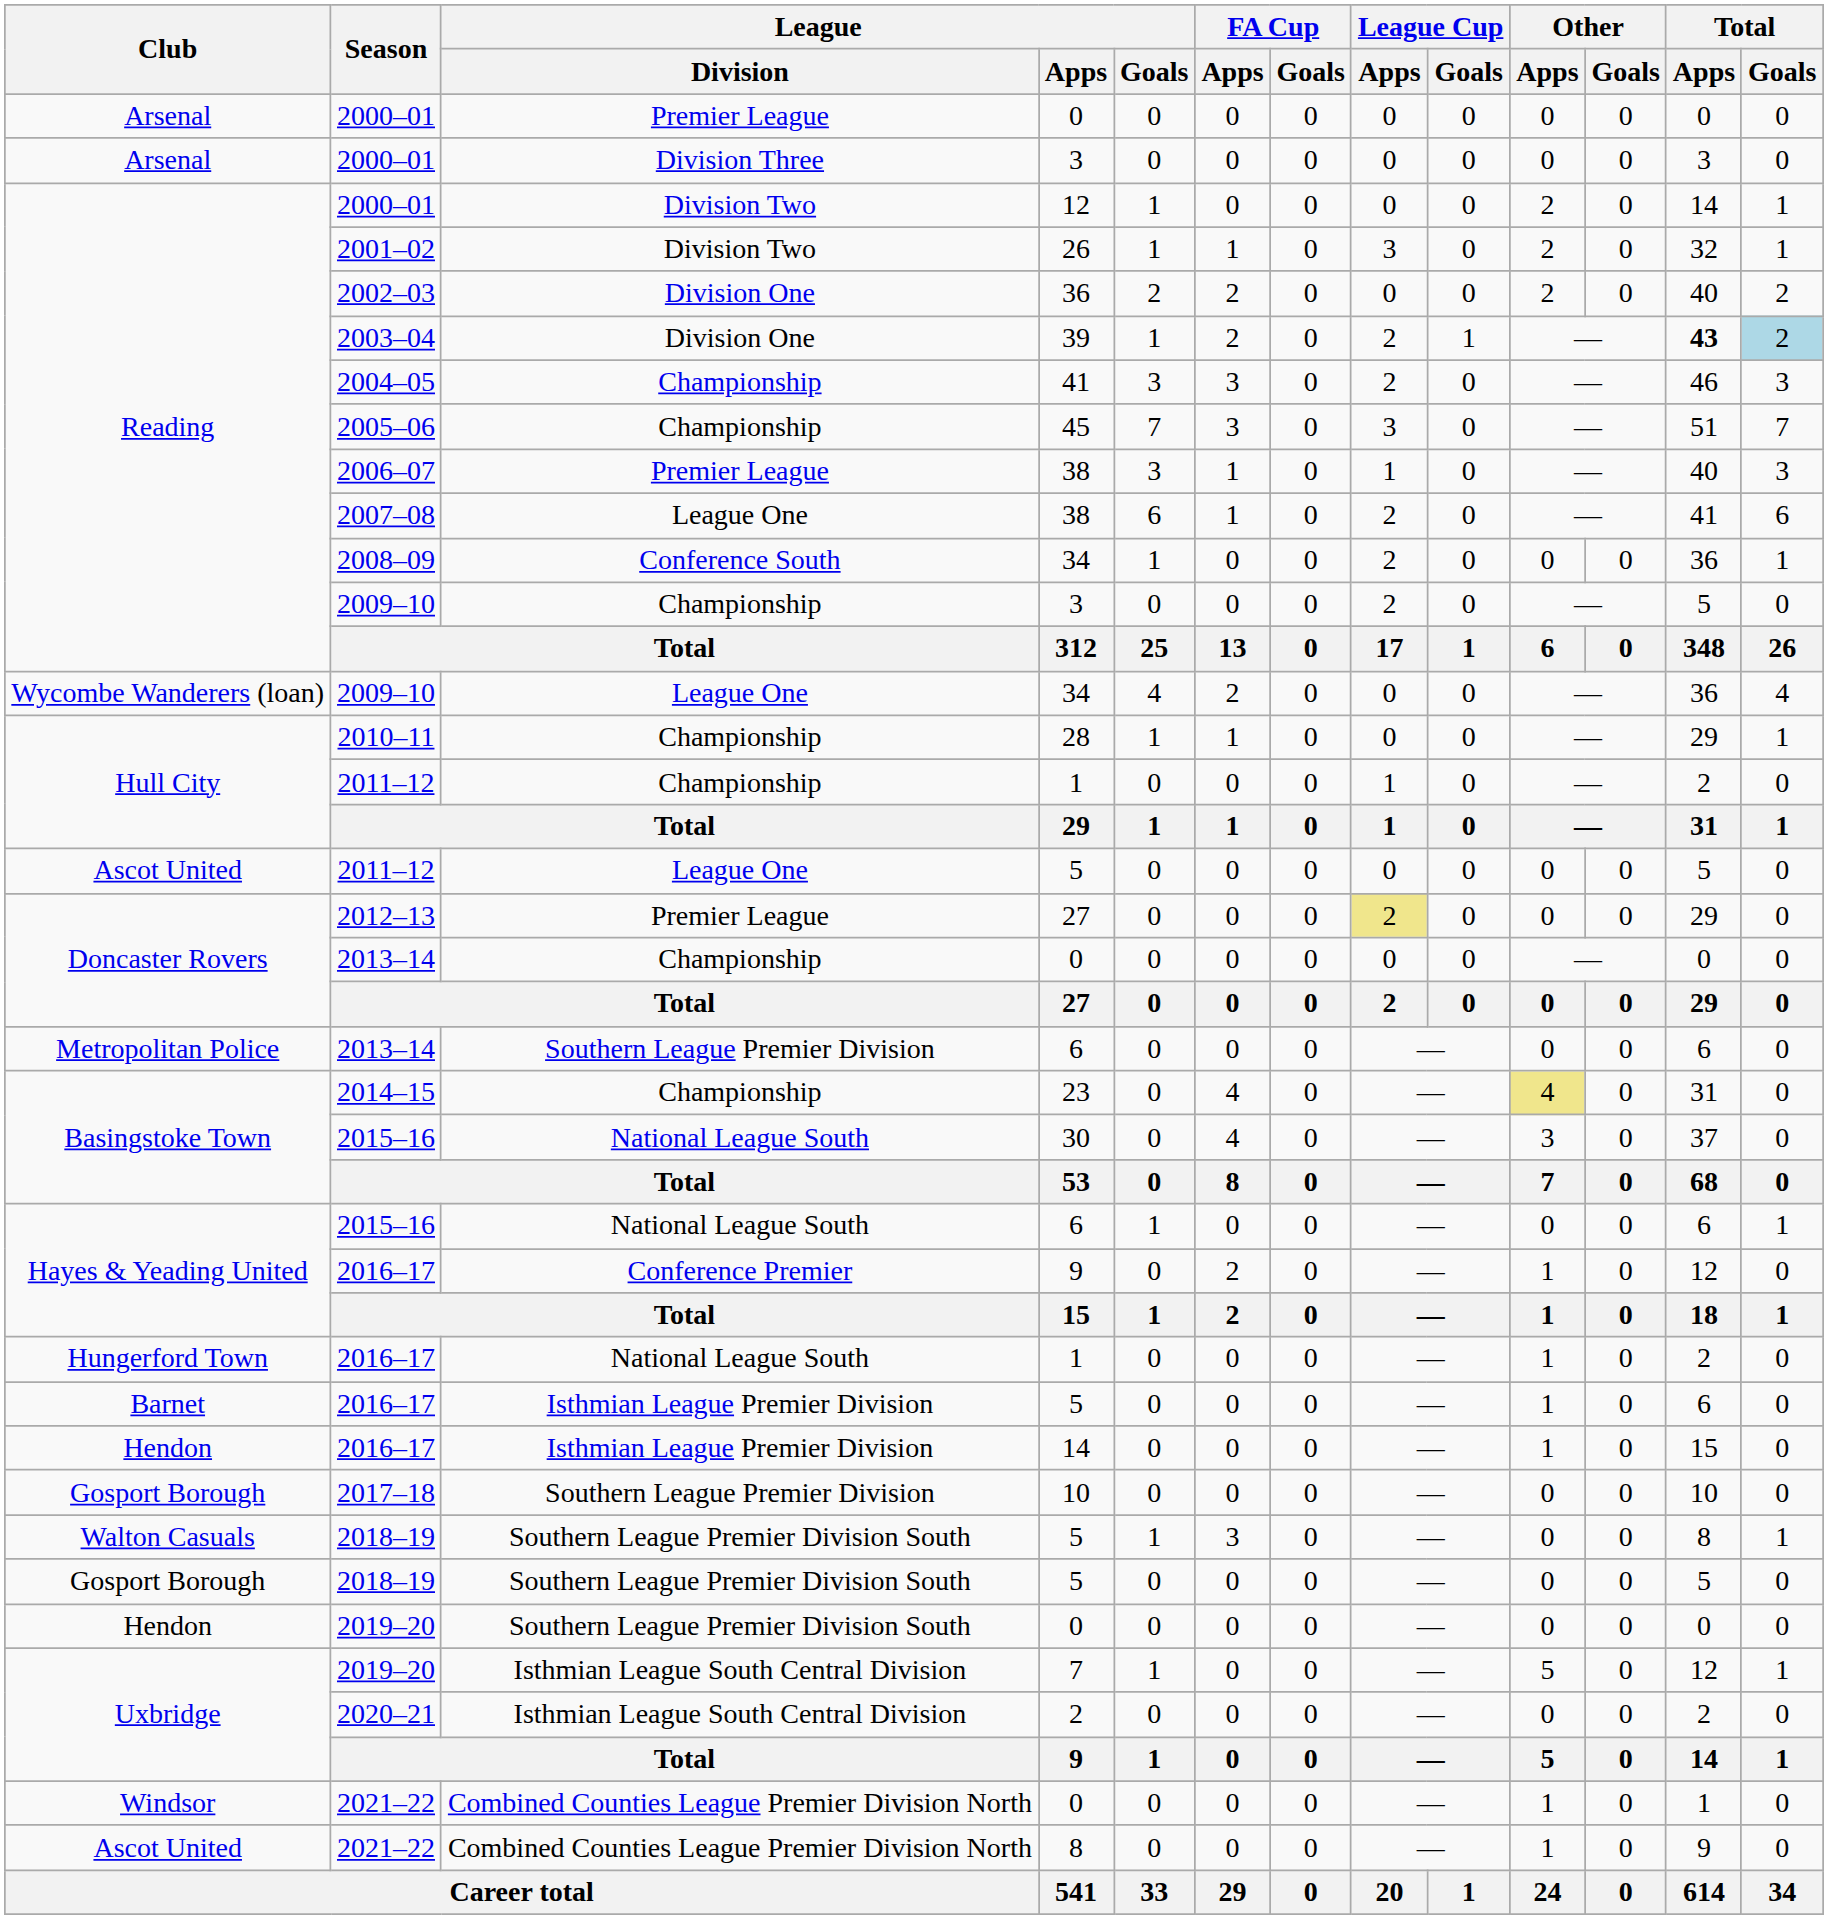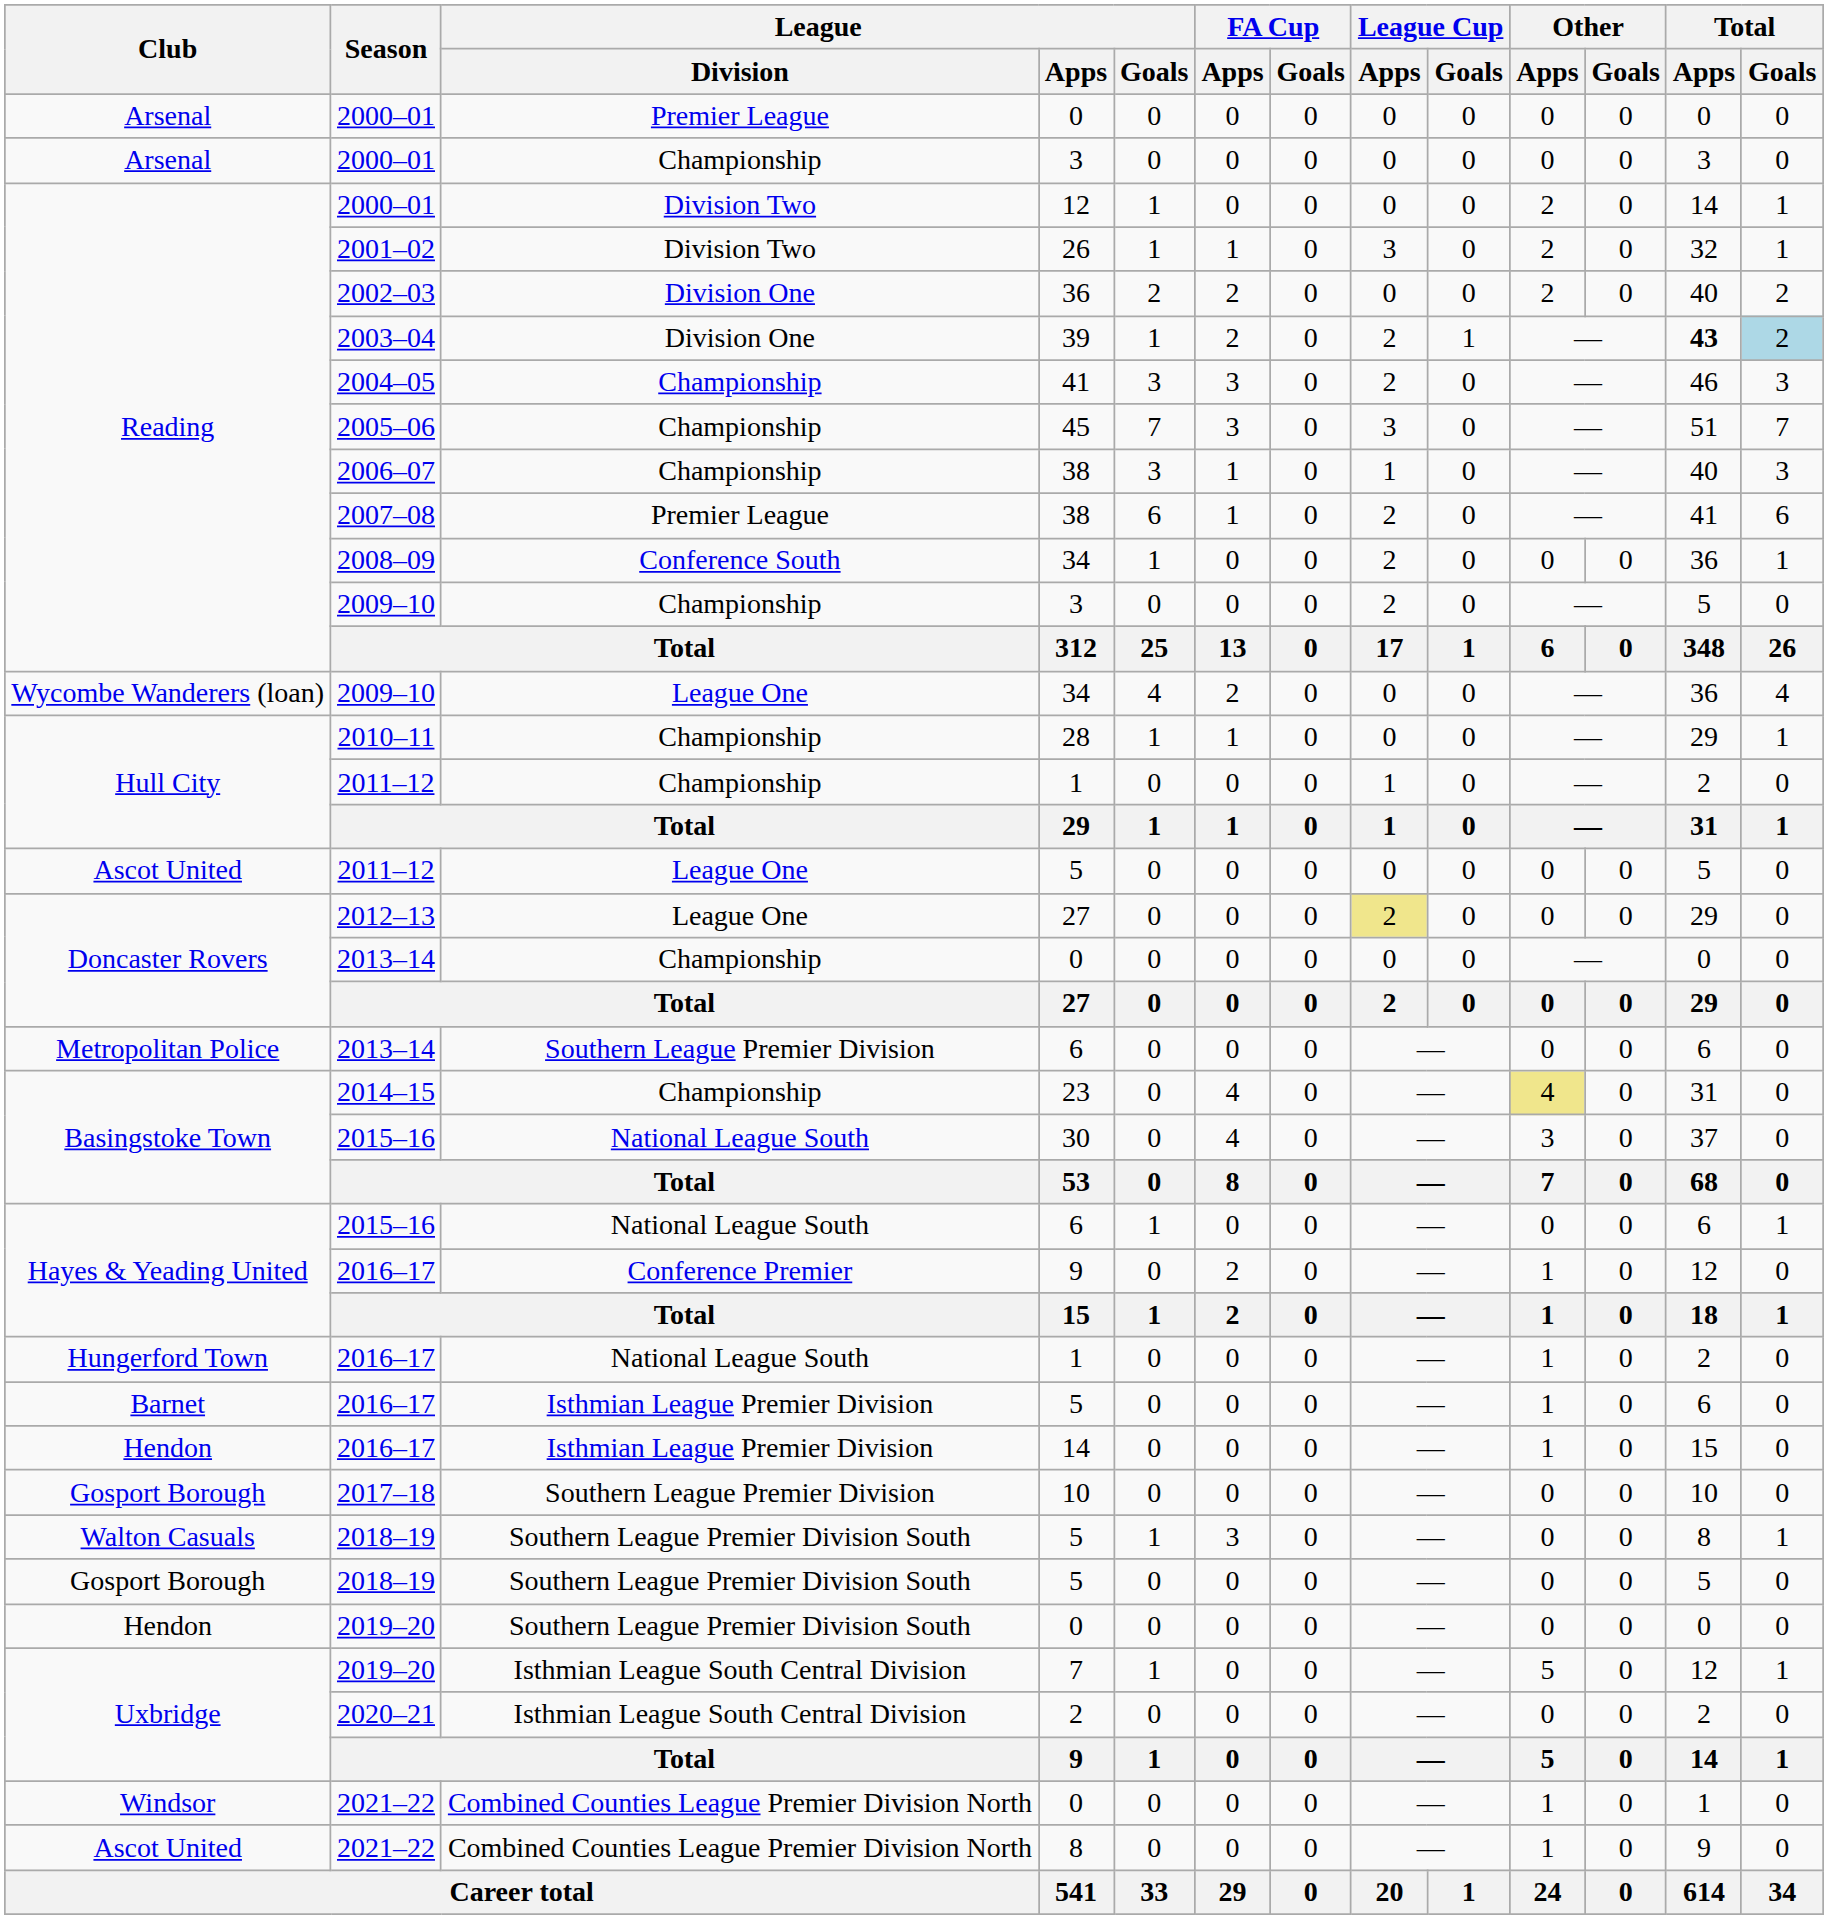(740, 159) Division Three -> (740, 159) Championship
(740, 470) Premier League -> (740, 470) Championship
(740, 515) League One -> (740, 515) Premier League
(740, 914) Premier League -> (740, 914) League One
